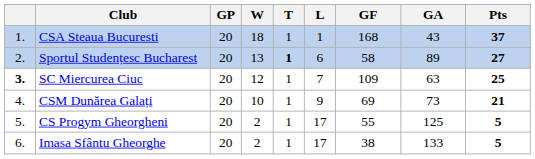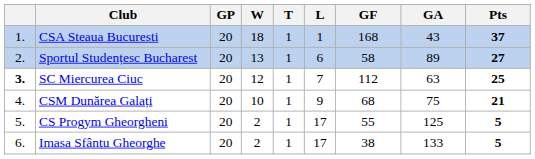(288, 57) bold -> (288, 57) normal
(368, 79) 109 -> (368, 79) 112
(368, 100) 69 -> (368, 100) 68
(433, 100) 73 -> (433, 100) 75
